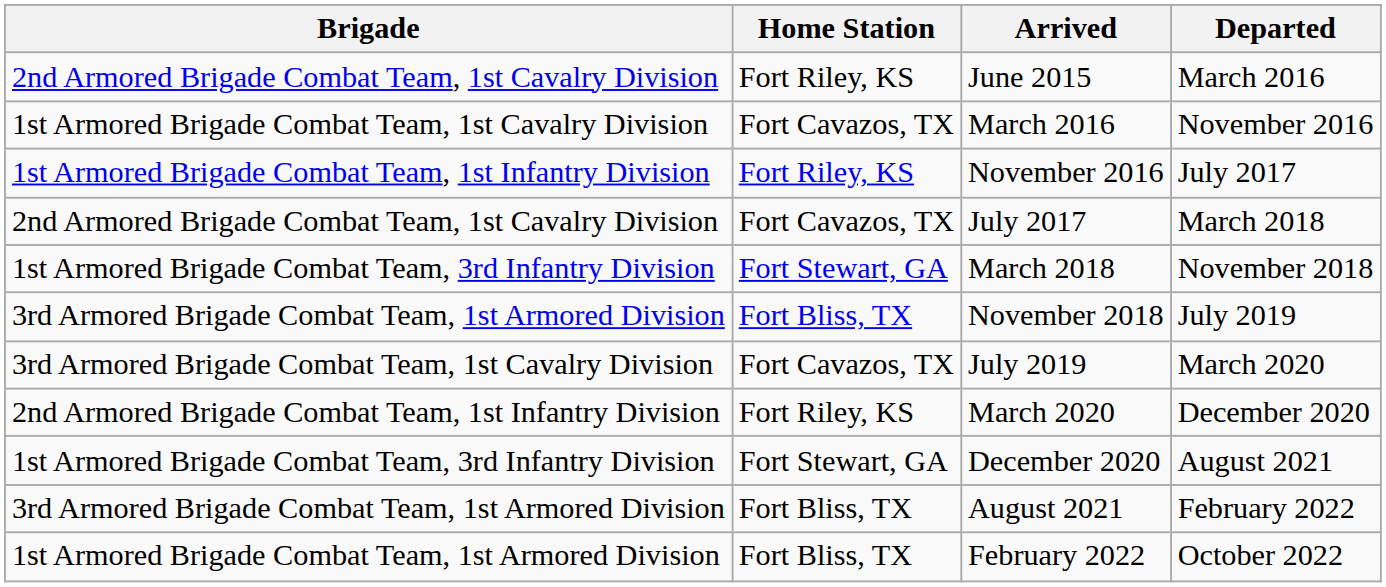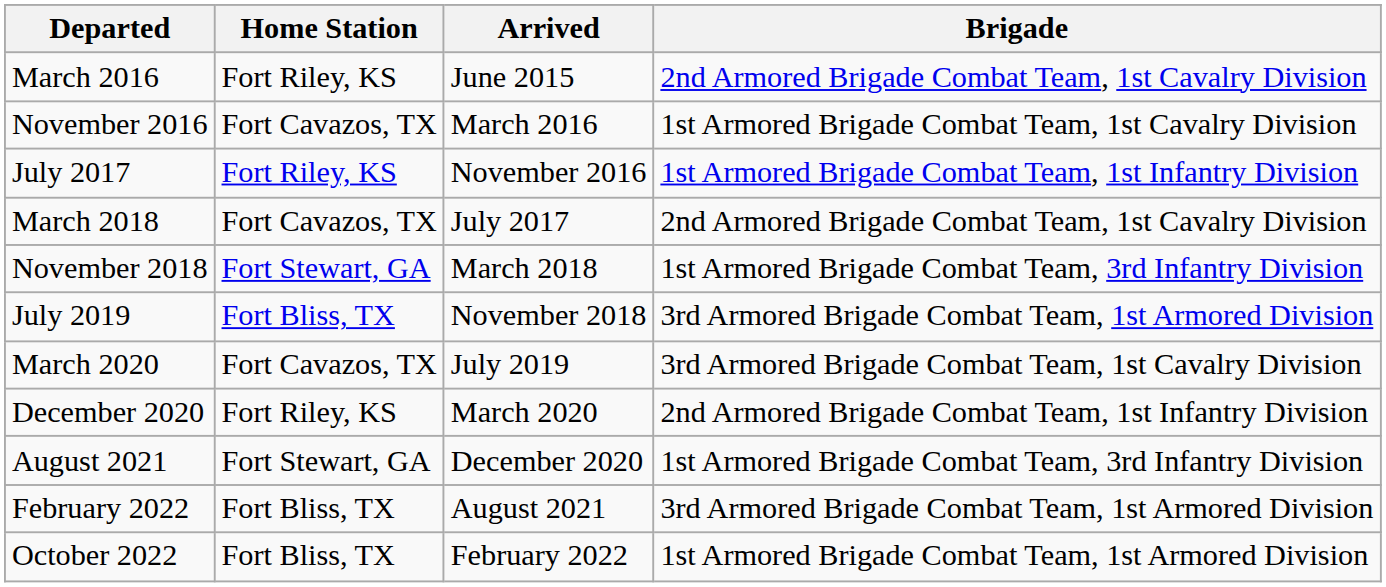columns swapped: (368, 28) <-> (1275, 28)
